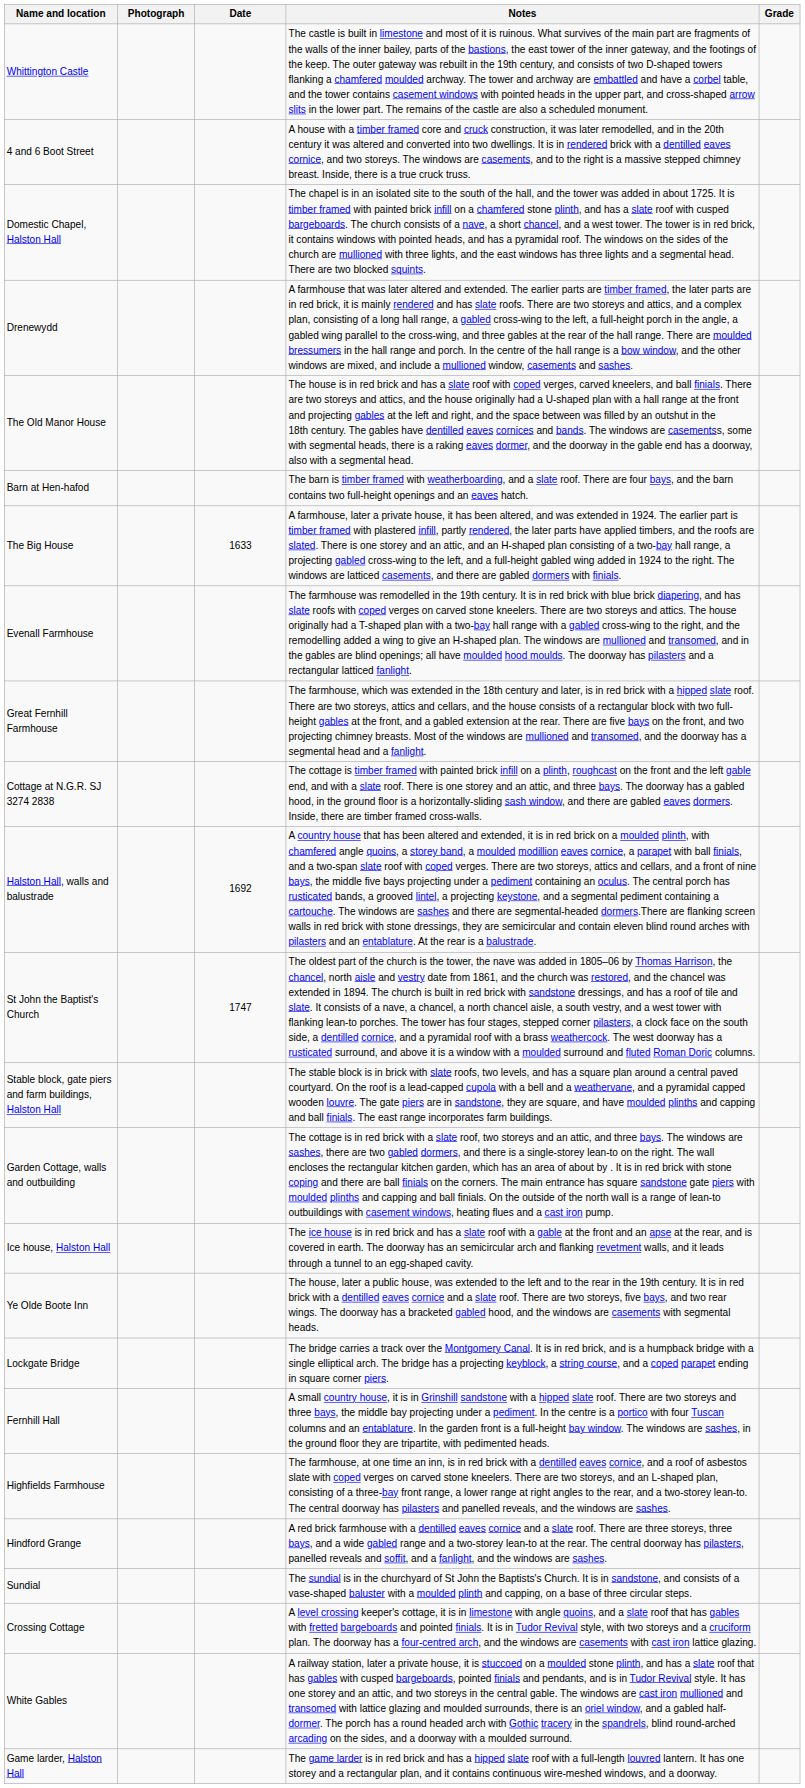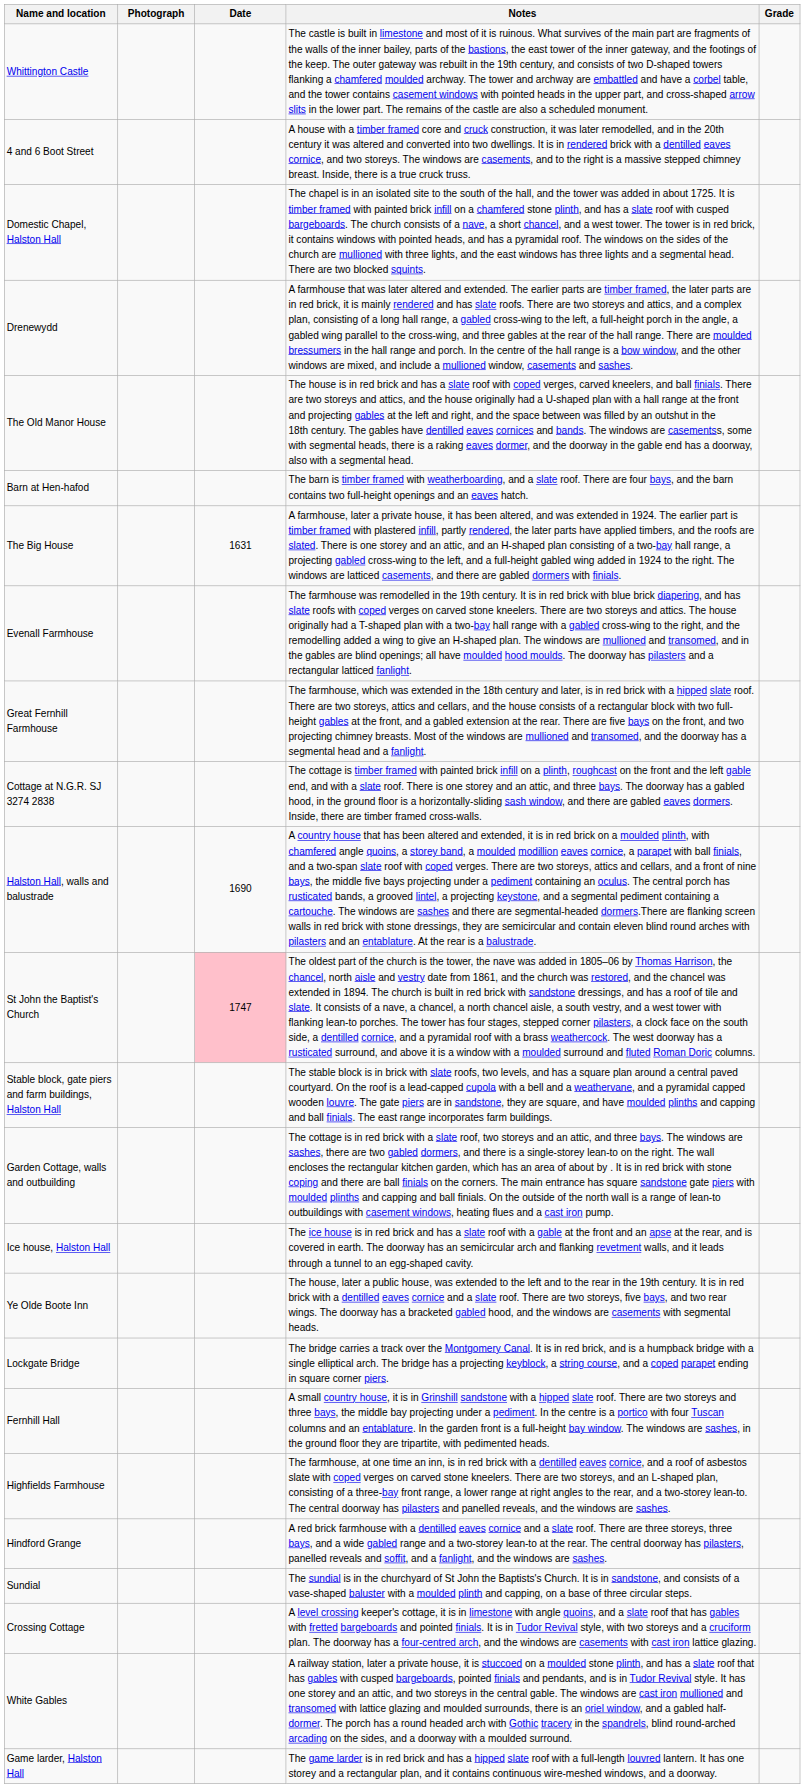(240, 545) 1633 -> (240, 545) 1631
(240, 889) 1692 -> (240, 889) 1690
(240, 1007) no background -> (240, 1007) pink background
